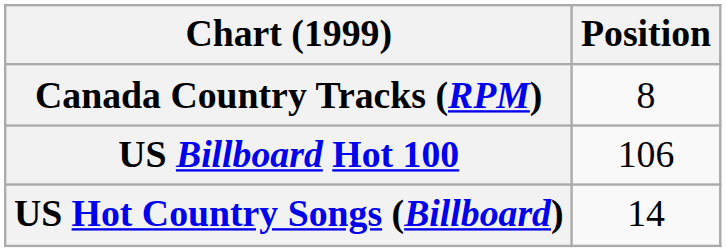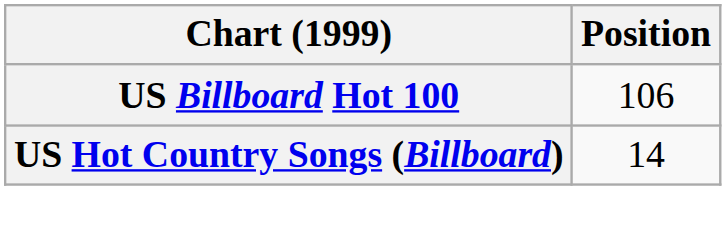- row: (289, 94)
